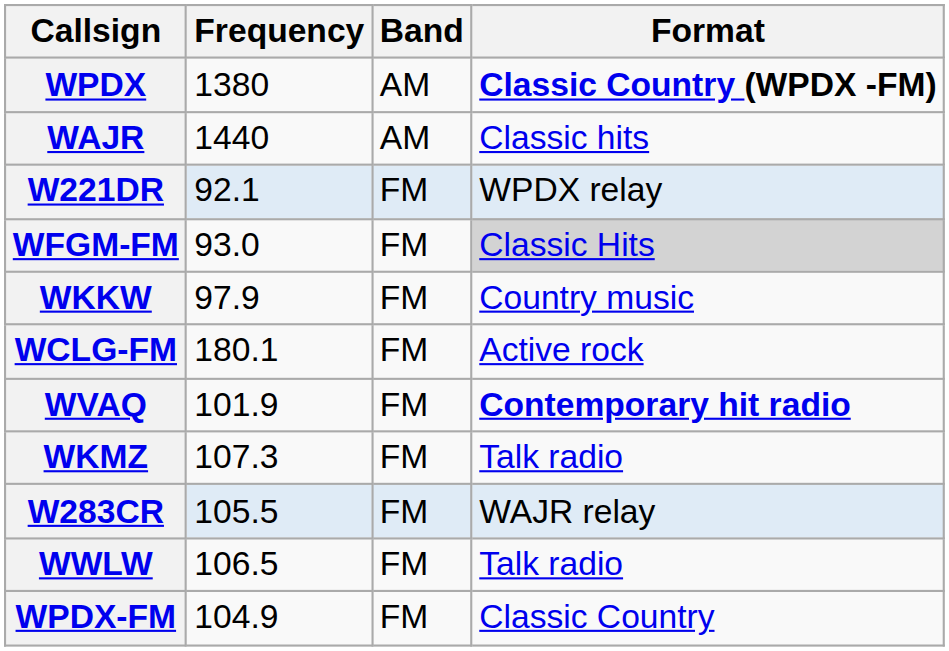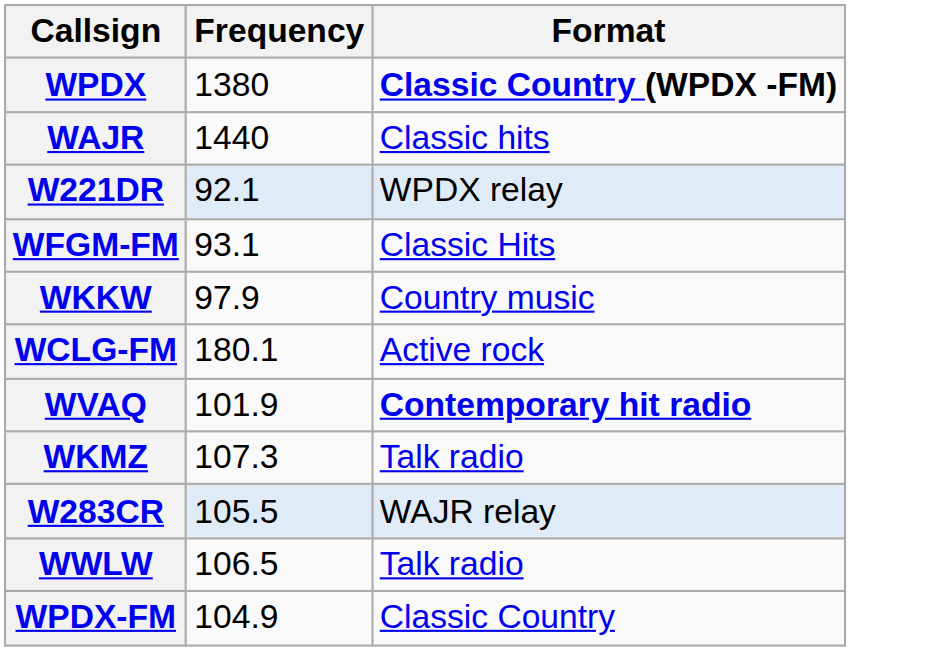- column: (422, 31)
(227, 244) 93.0 -> (227, 244) 93.1
(567, 244) lightgrey background -> (468, 244) no background
